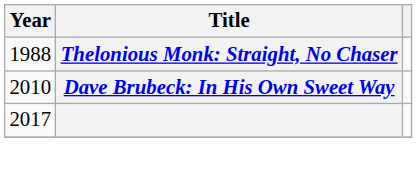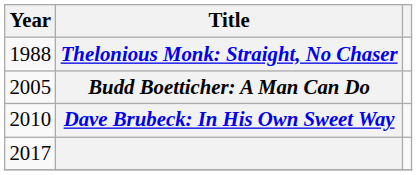+ row: (30, 86)
